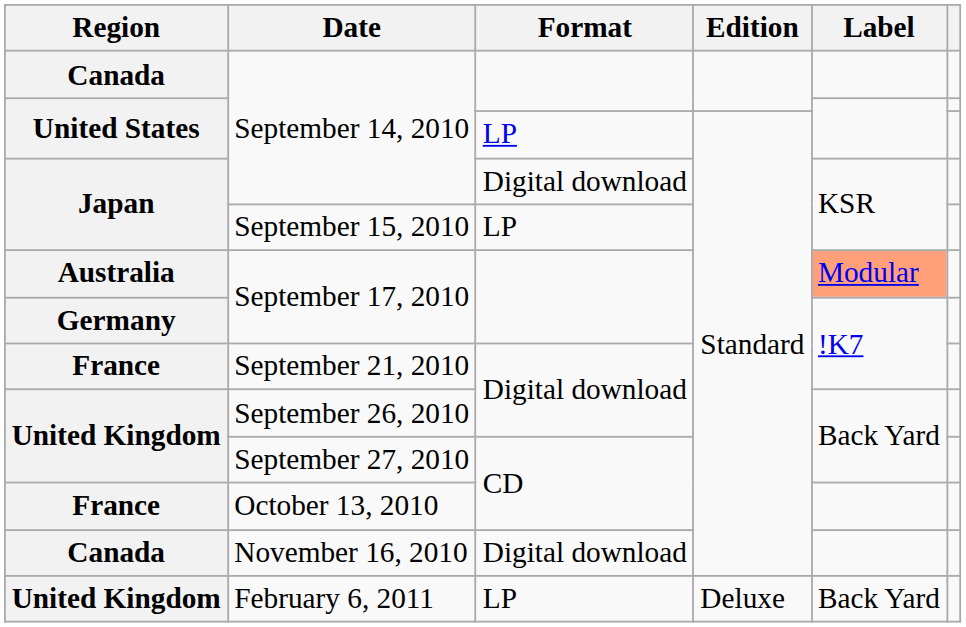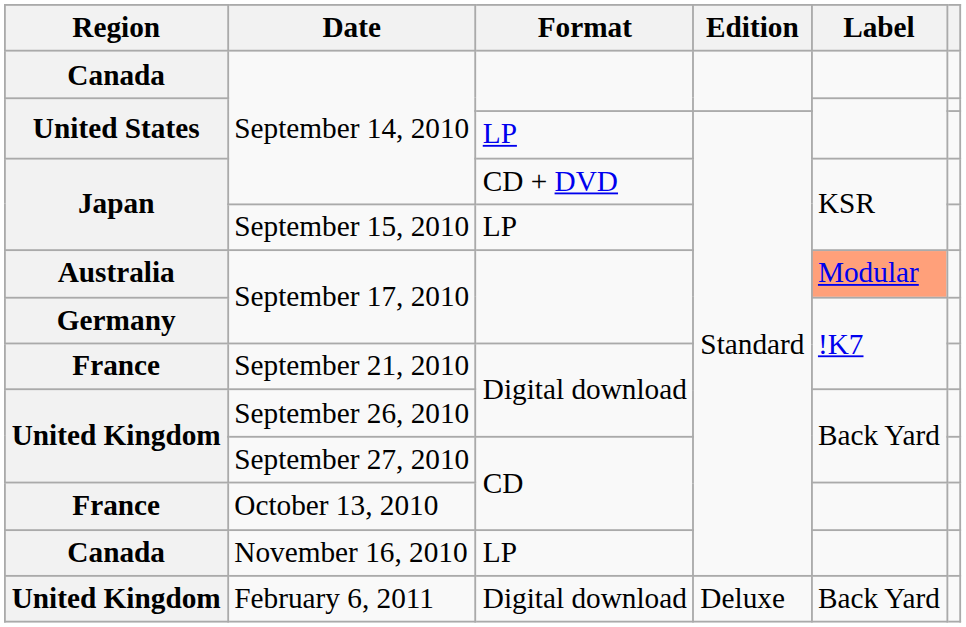(585, 180) Digital download -> (550, 180) CD + DVD
(585, 552) Digital download -> (500, 552) LP
(500, 598) LP -> (585, 598) Digital download
